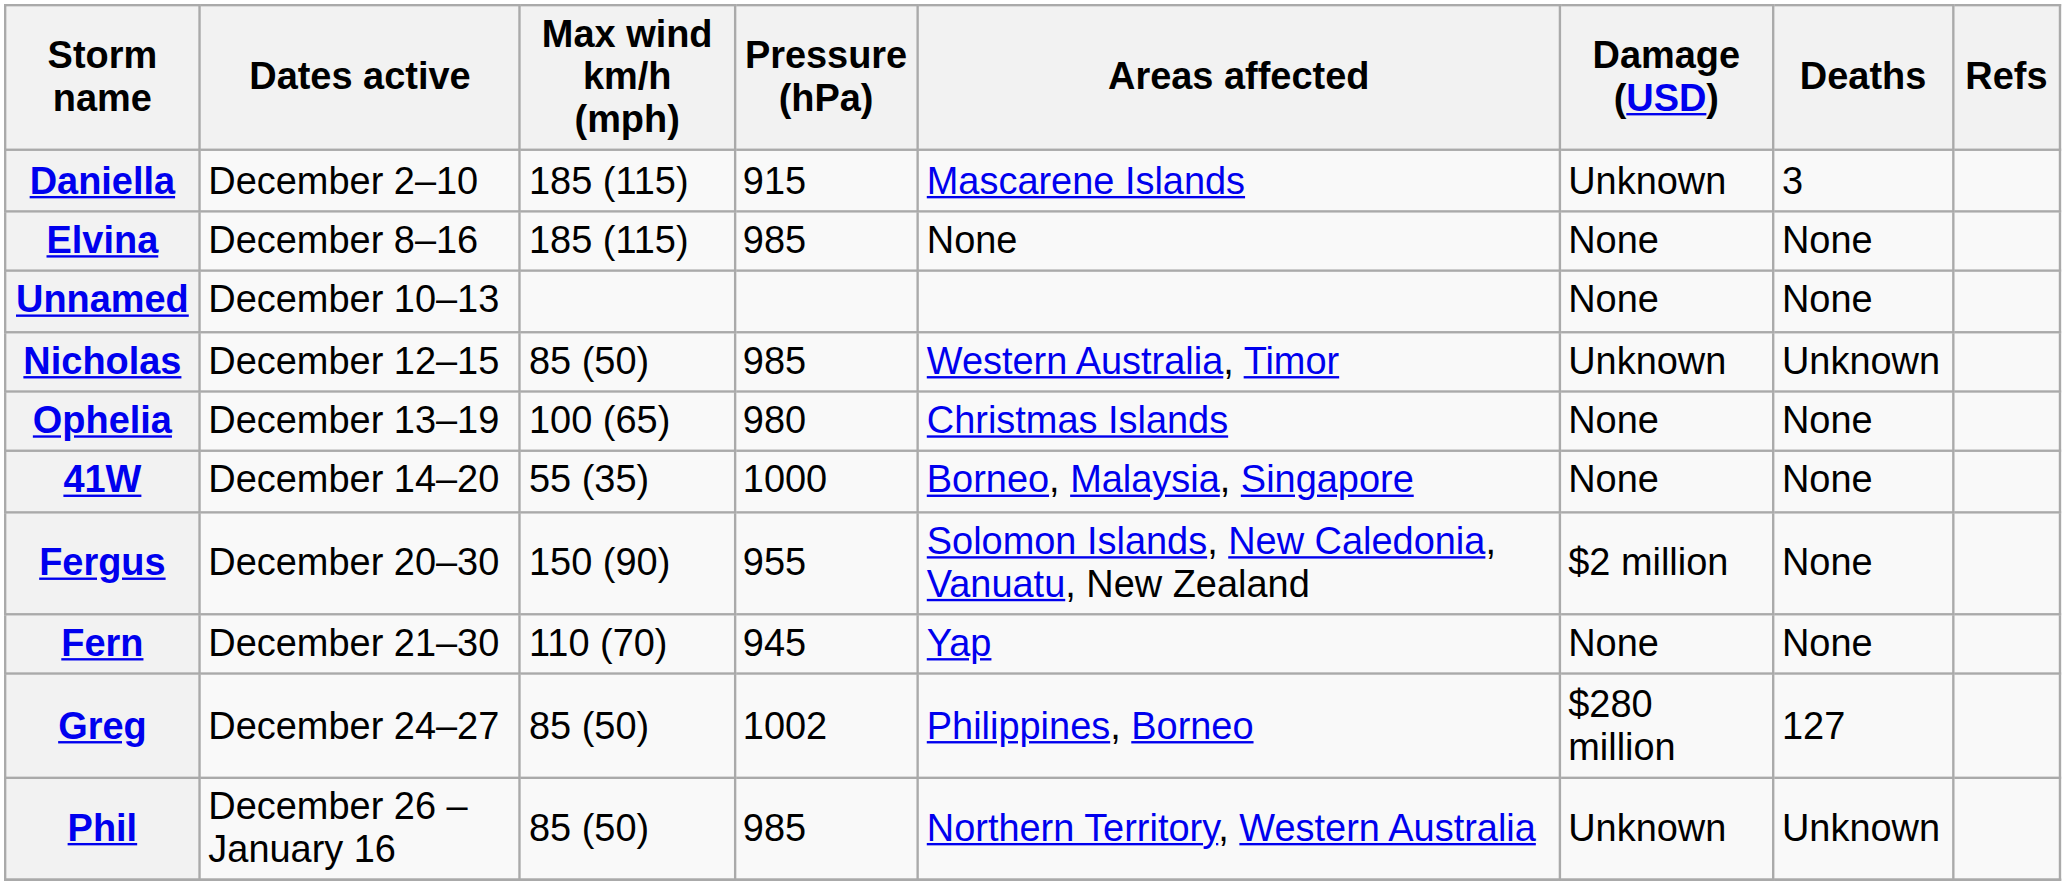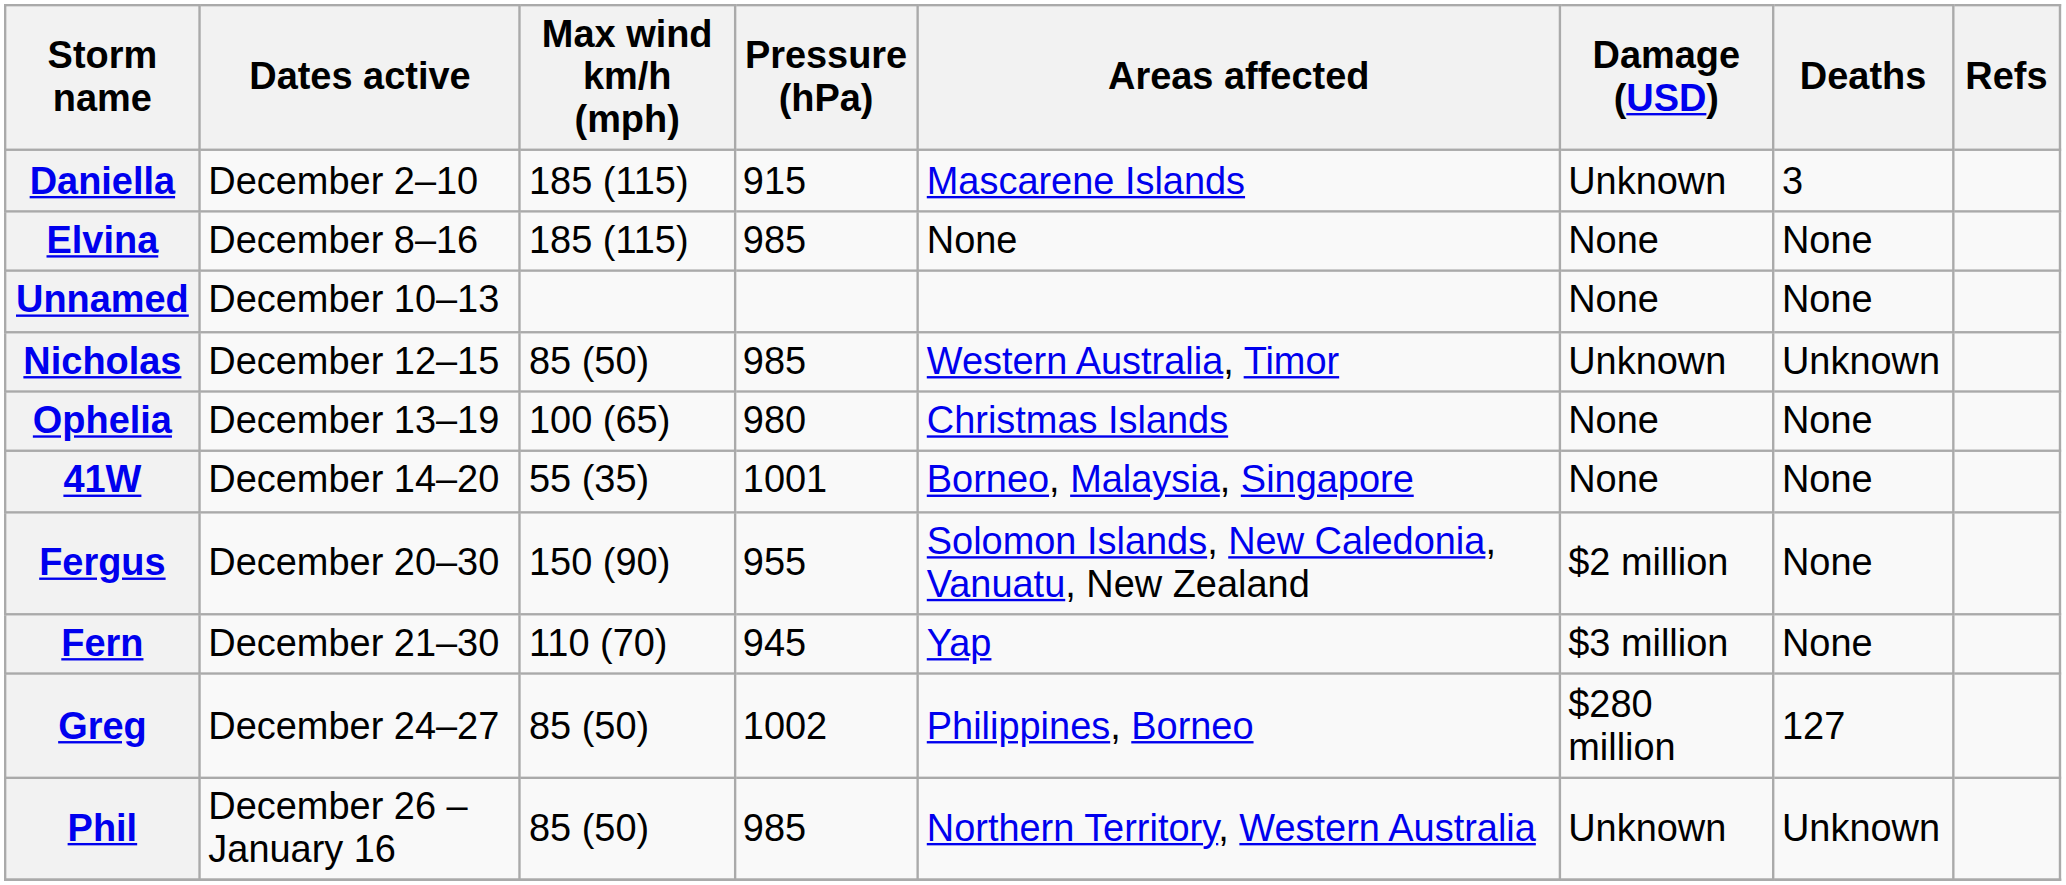(785, 480) 1000 -> (785, 480) 1001
(1614, 643) None -> (1648, 643) $3 million
